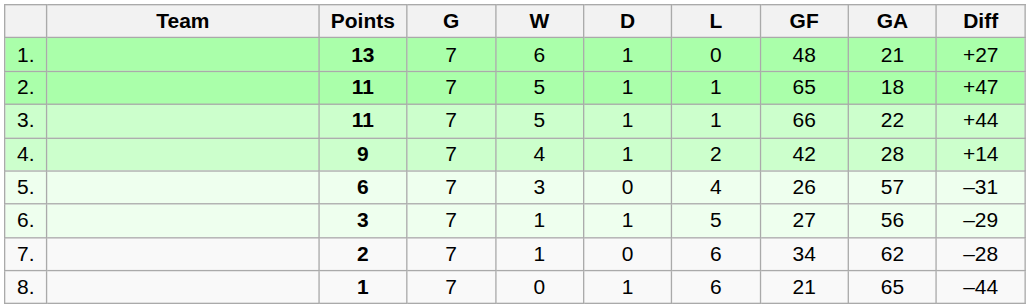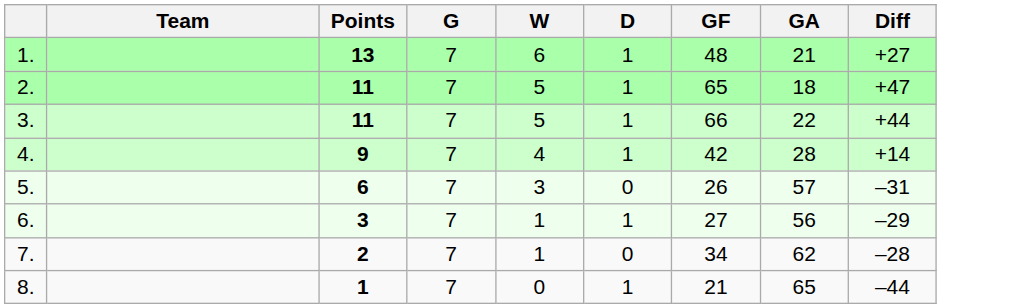- column: (716, 21)
